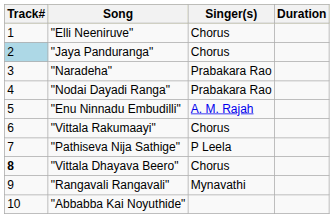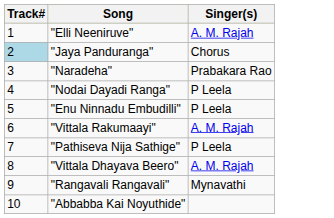- column: (302, 14)
(210, 33) Chorus -> (222, 33) A. M. Rajah
(231, 90) Prabakara Rao -> (211, 90) P Leela
(222, 109) A. M. Rajah -> (211, 109) P Leela
(210, 128) Chorus -> (222, 128) A. M. Rajah
(10, 166) bold -> (10, 166) normal
(210, 166) Chorus -> (222, 166) A. M. Rajah
